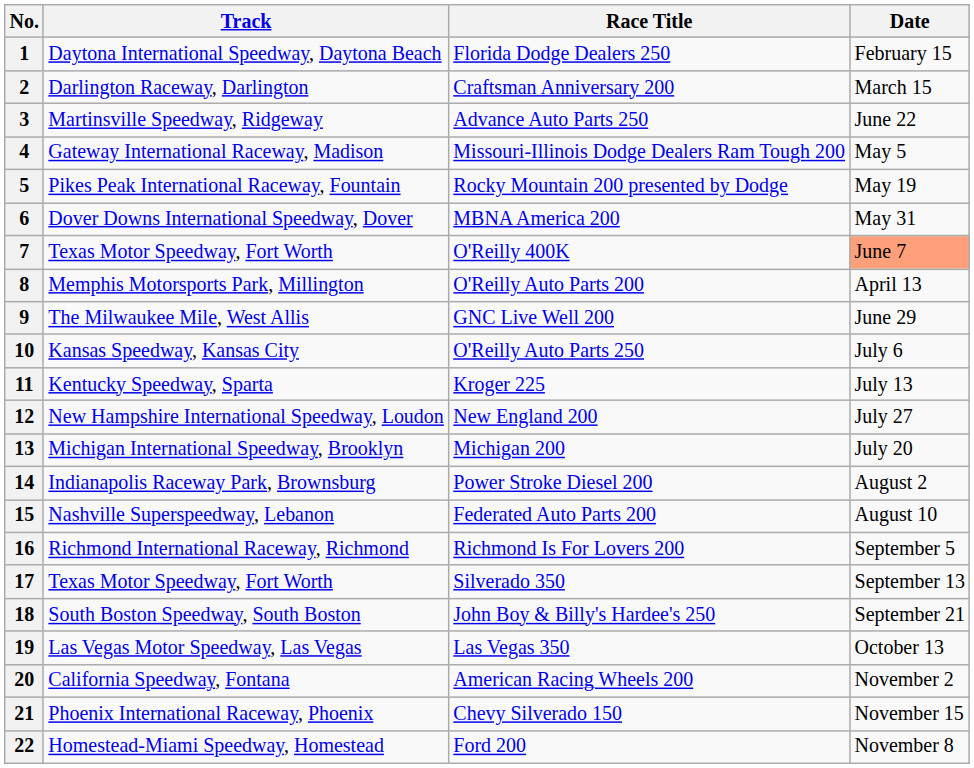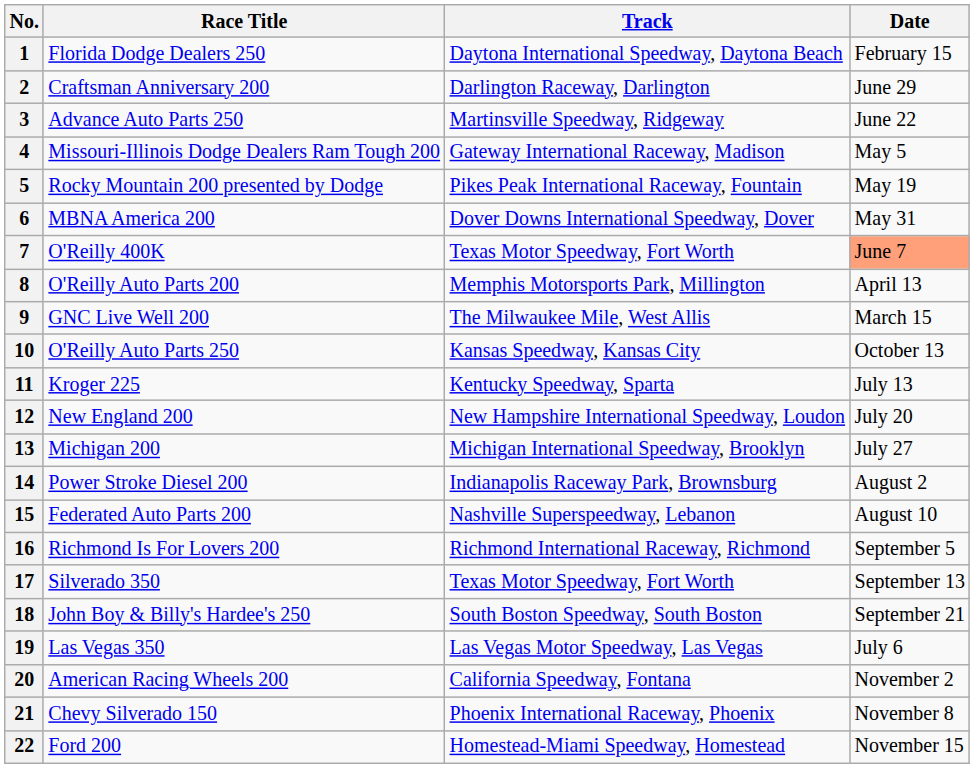columns swapped: (649, 20) <-> (246, 20)
(893, 86) March 15 -> (885, 86) June 29
(885, 317) June 29 -> (893, 317) March 15
(879, 350) July 6 -> (899, 350) October 13
(884, 416) July 27 -> (884, 416) July 20
(884, 449) July 20 -> (884, 449) July 27
(899, 647) October 13 -> (879, 647) July 6
(909, 713) November 15 -> (904, 713) November 8
(904, 746) November 8 -> (909, 746) November 15
